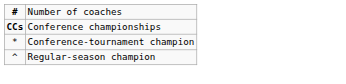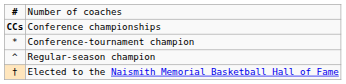+ row: (183, 72)
